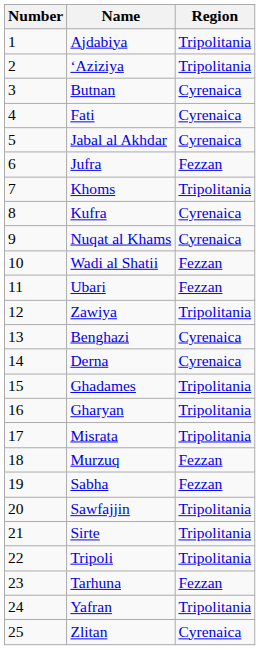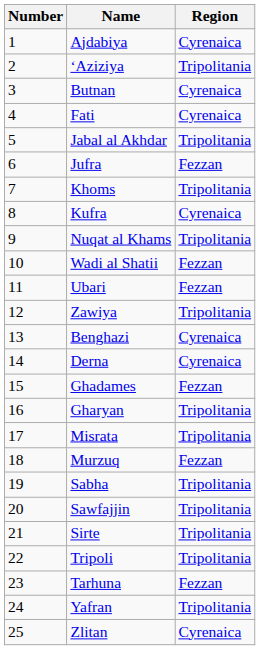(215, 41) Tripolitania -> (210, 41) Cyrenaica
(210, 139) Cyrenaica -> (215, 139) Tripolitania
(210, 238) Cyrenaica -> (215, 238) Tripolitania
(215, 386) Tripolitania -> (200, 386) Fezzan
(200, 484) Fezzan -> (215, 484) Tripolitania
